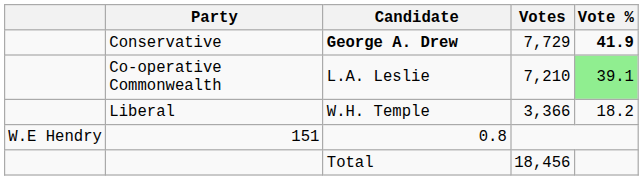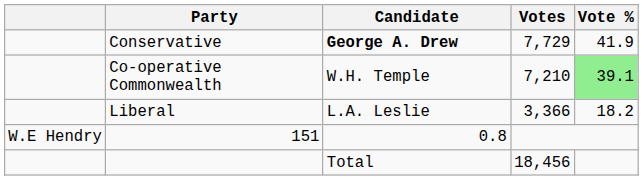(615, 43) bold -> (615, 43) normal
(378, 77) L.A. Leslie -> (378, 77) W.H. Temple
(378, 112) W.H. Temple -> (378, 112) L.A. Leslie
